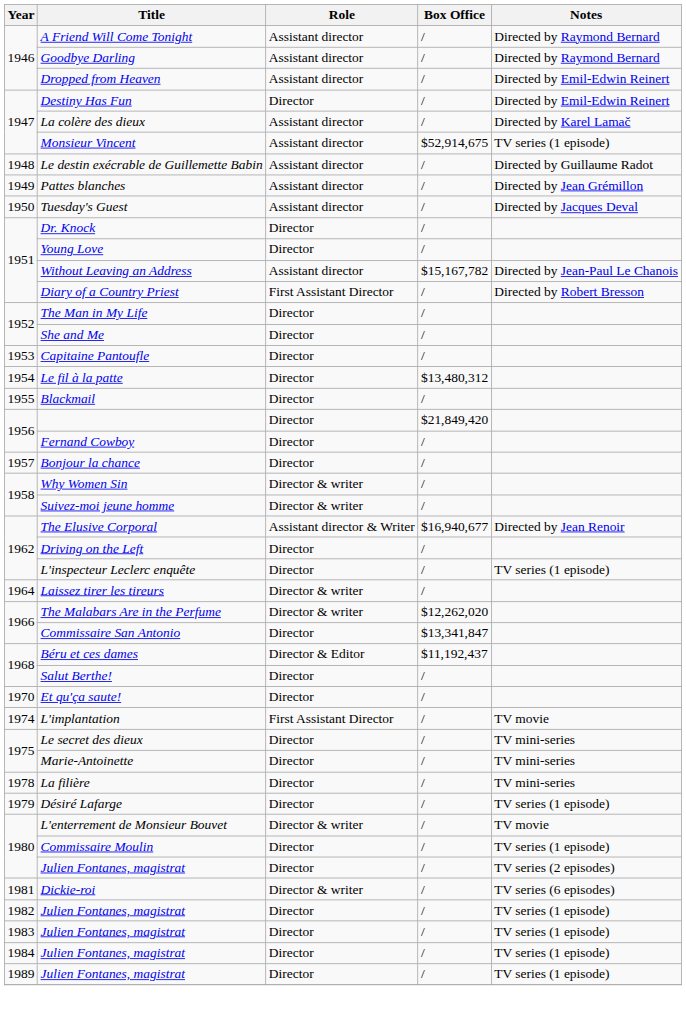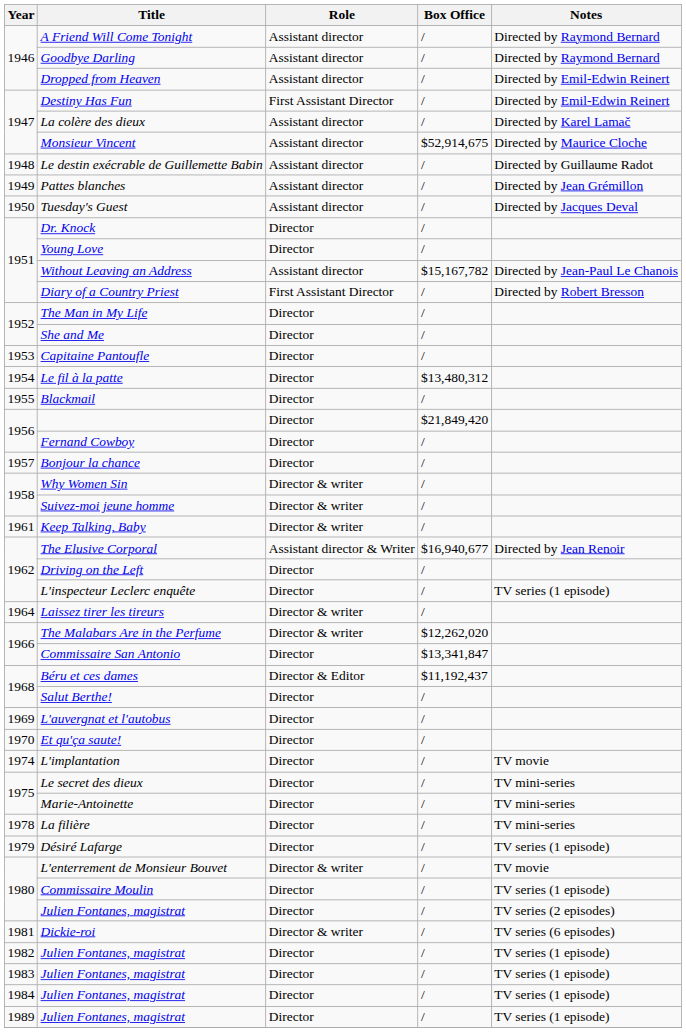(291, 100) Director -> (331, 100) First Assistant Director
(552, 143) TV series (1 episode) -> (571, 143) Directed by Maurice Cloche
+ row: (21, 526)
+ row: (21, 718)
(331, 718) First Assistant Director -> (291, 761) Director
